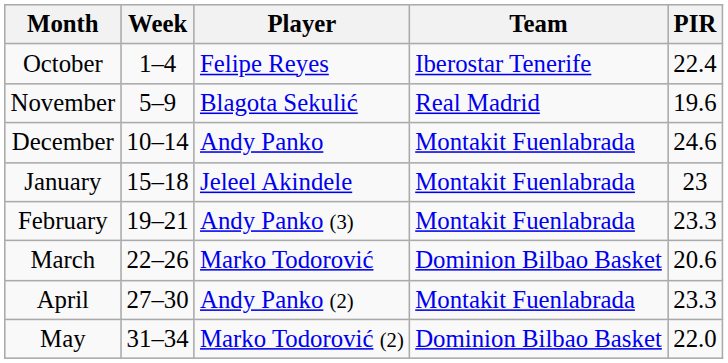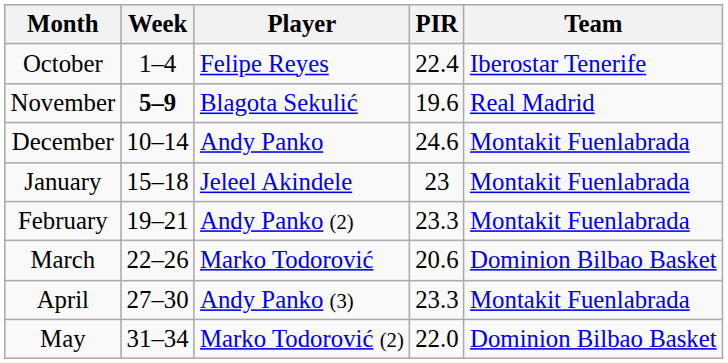columns swapped: (539, 24) <-> (695, 24)
(158, 102) normal -> (158, 102) bold
(277, 220) Andy Panko (3) -> (277, 220) Andy Panko (2)
(277, 299) Andy Panko (2) -> (277, 299) Andy Panko (3)
